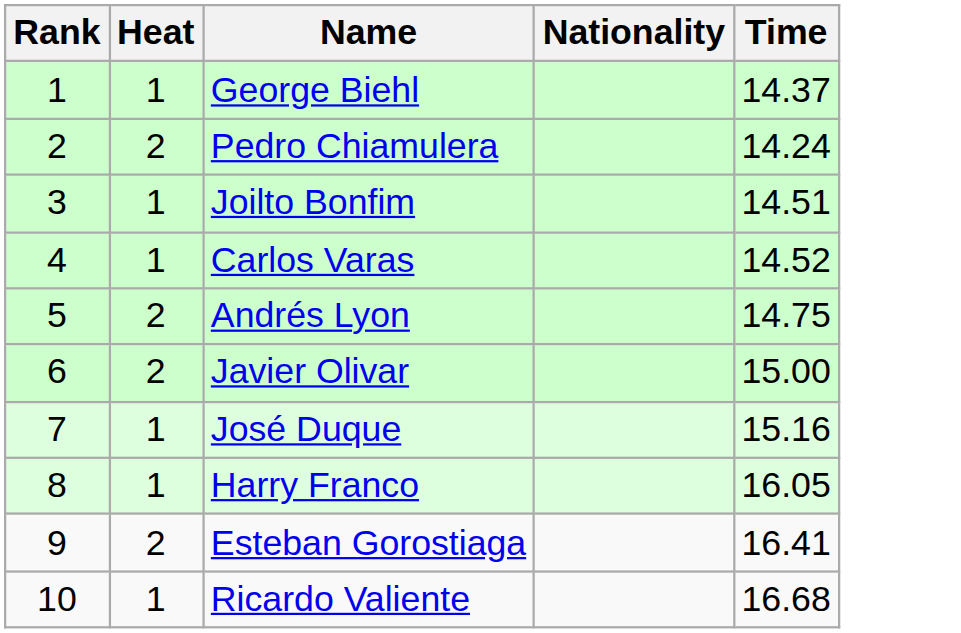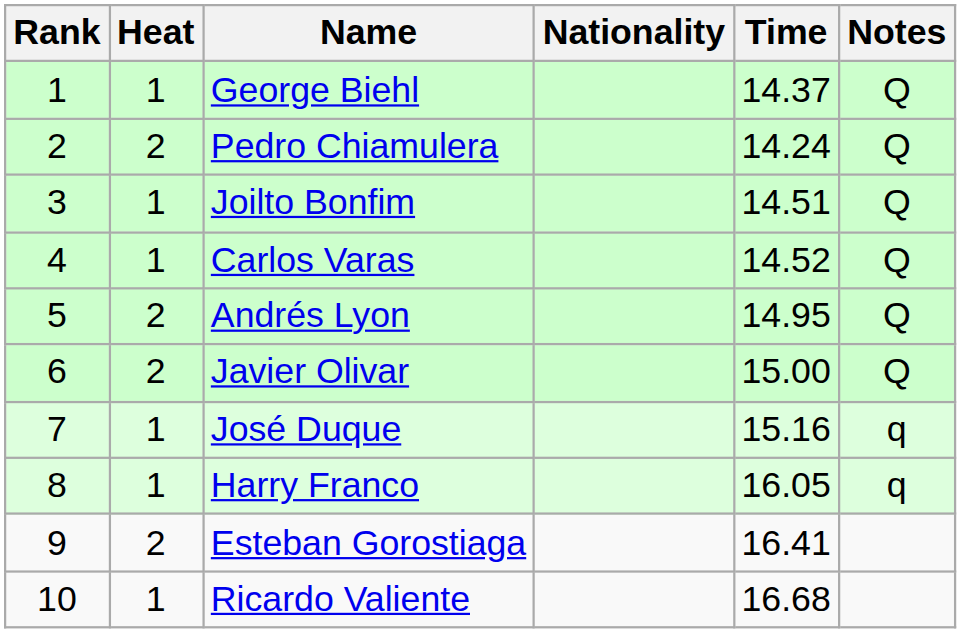+ column: (897, 32)
(786, 315) 14.75 -> (786, 315) 14.95
